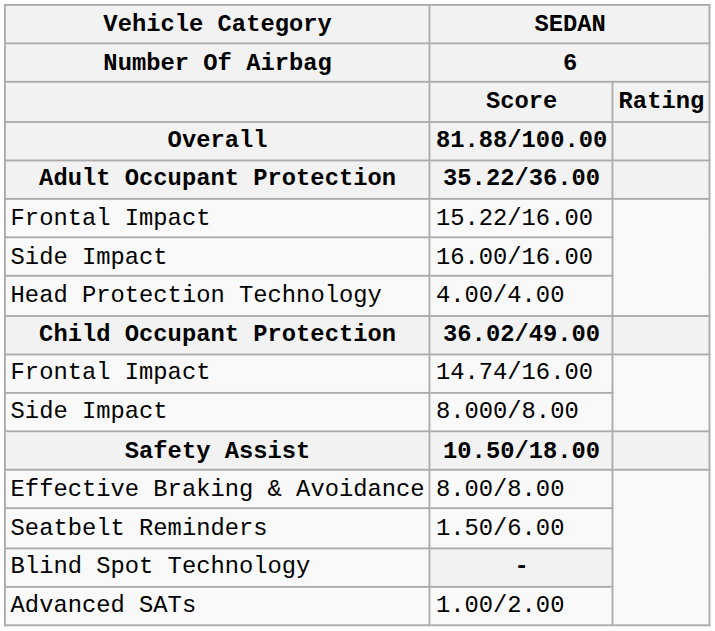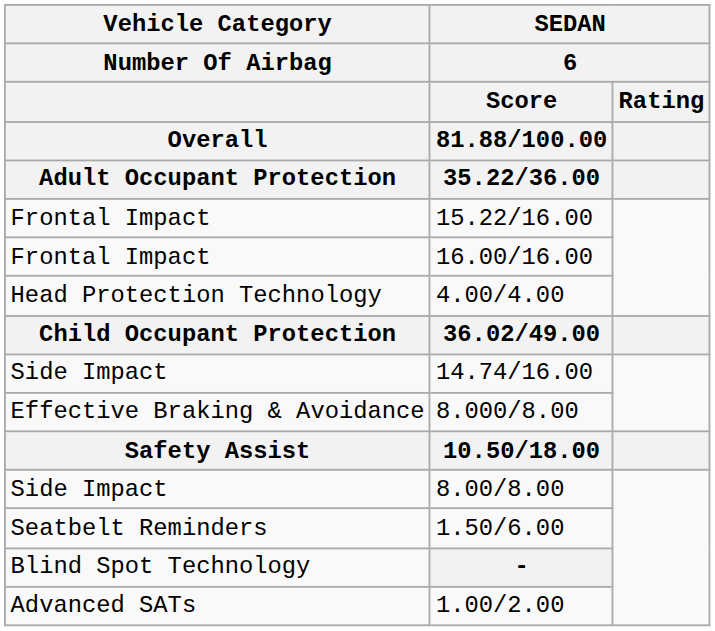(89, 257) Side Impact -> (111, 257) Frontal Impact
(111, 373) Frontal Impact -> (89, 373) Side Impact
(89, 412) Side Impact -> (218, 412) Effective Braking & Avoidance
(218, 490) Effective Braking & Avoidance -> (89, 490) Side Impact
